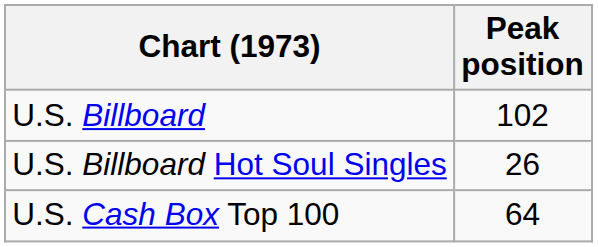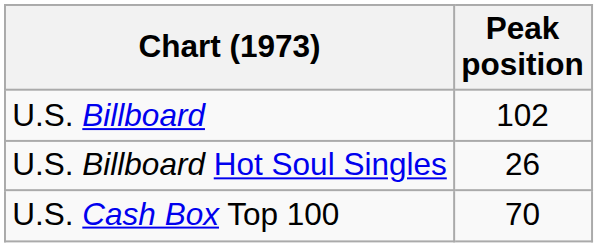(523, 214) 64 -> (523, 214) 70
